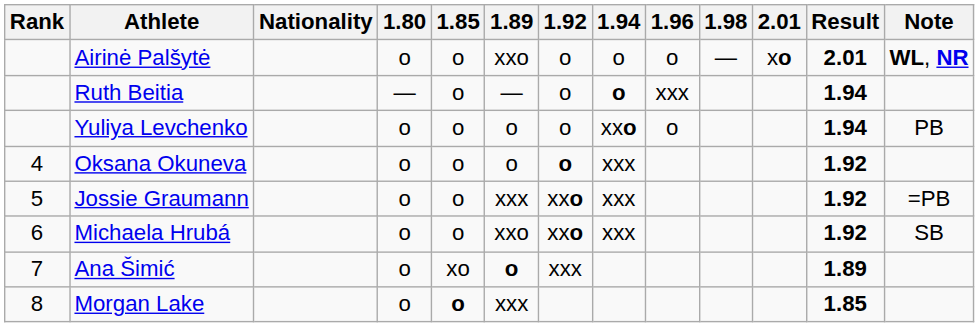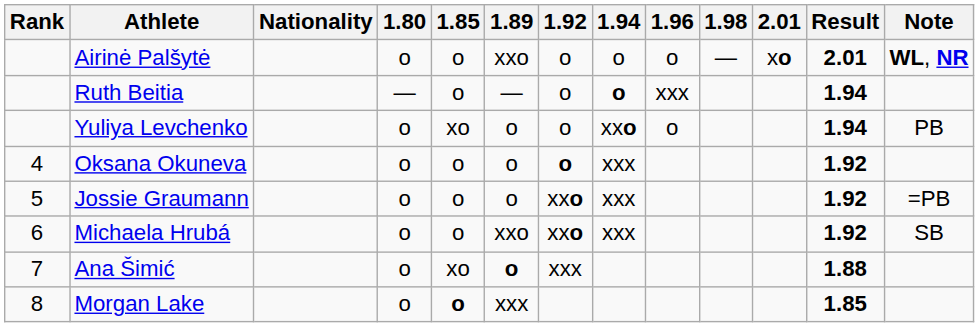(458, 127) o -> (458, 127) xo
(512, 198) xxx -> (512, 198) o
(845, 269) 1.89 -> (845, 269) 1.88
